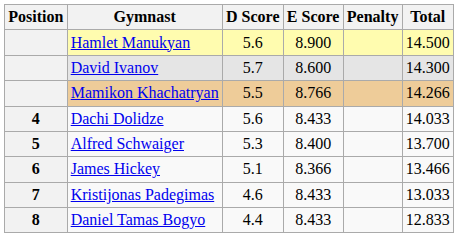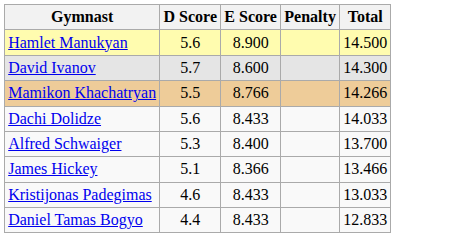- column: (36, 17)
